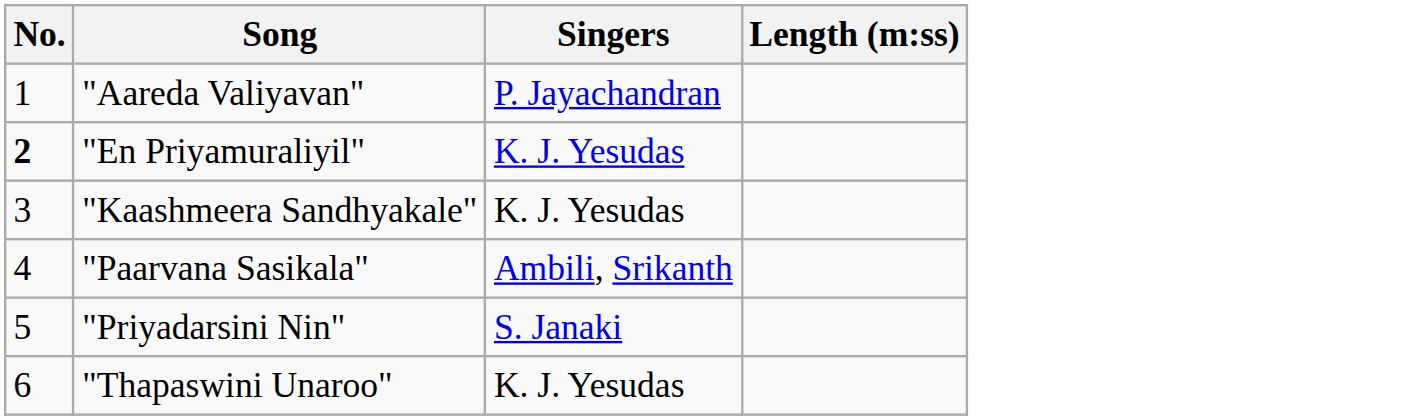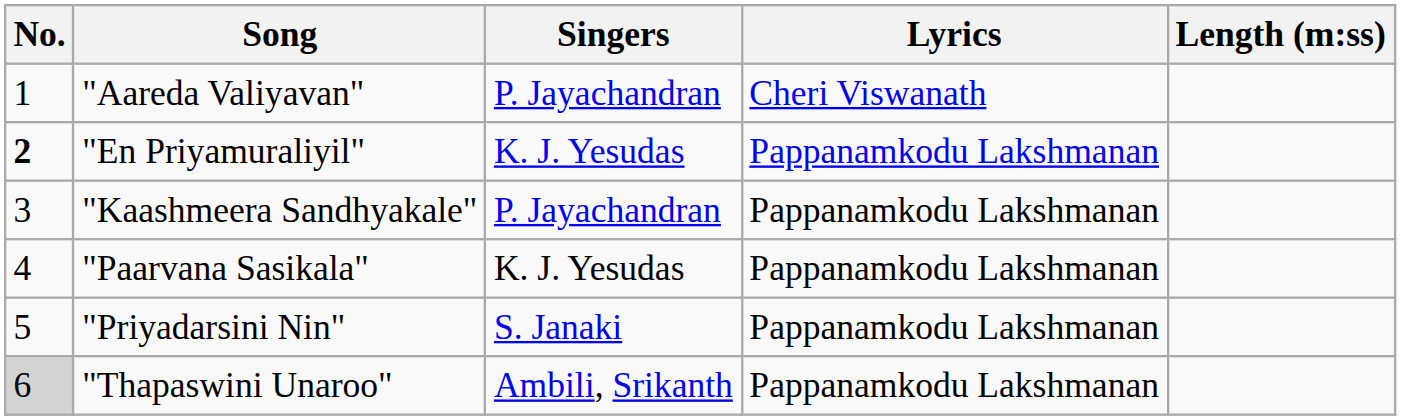+ column: (954, 34)
(589, 209) K. J. Yesudas -> (607, 209) P. Jayachandran
(613, 268) Ambili, Srikanth -> (589, 268) K. J. Yesudas
(22, 385) no background -> (22, 385) lightgrey background
(589, 385) K. J. Yesudas -> (613, 385) Ambili, Srikanth
